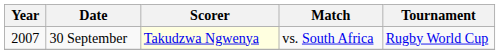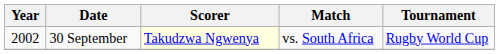(25, 37) 2007 -> (25, 37) 2002
